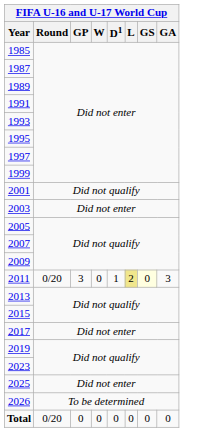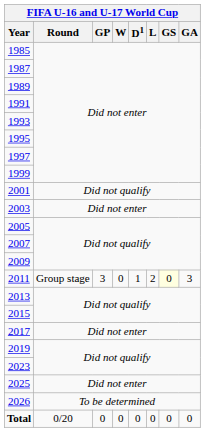(52, 278) 0/20 -> (63, 278) Group stage
(131, 278) khaki background -> (153, 278) no background
